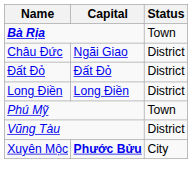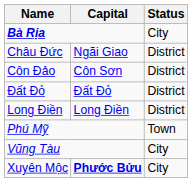(162, 33) Town -> (158, 33) City
+ row: (31, 71)
(166, 129) District -> (158, 149) City
